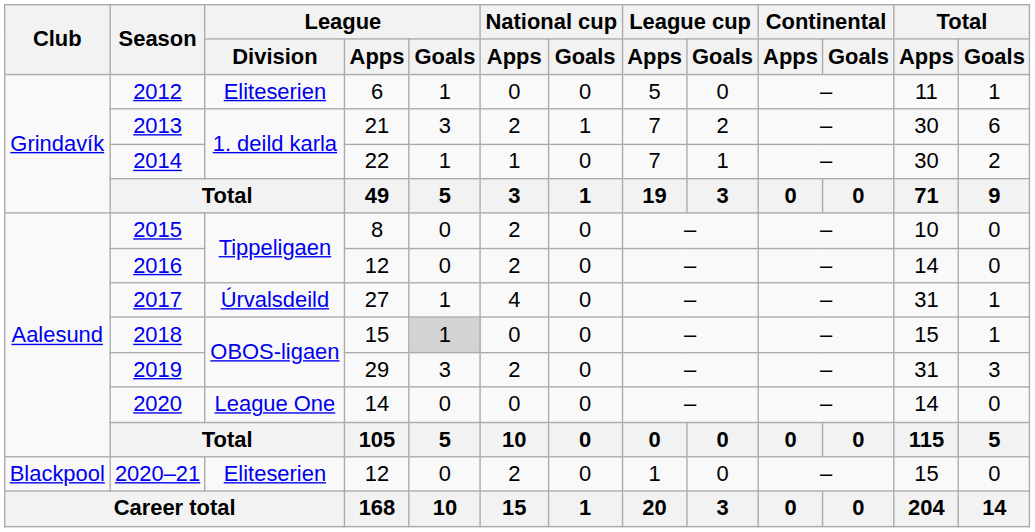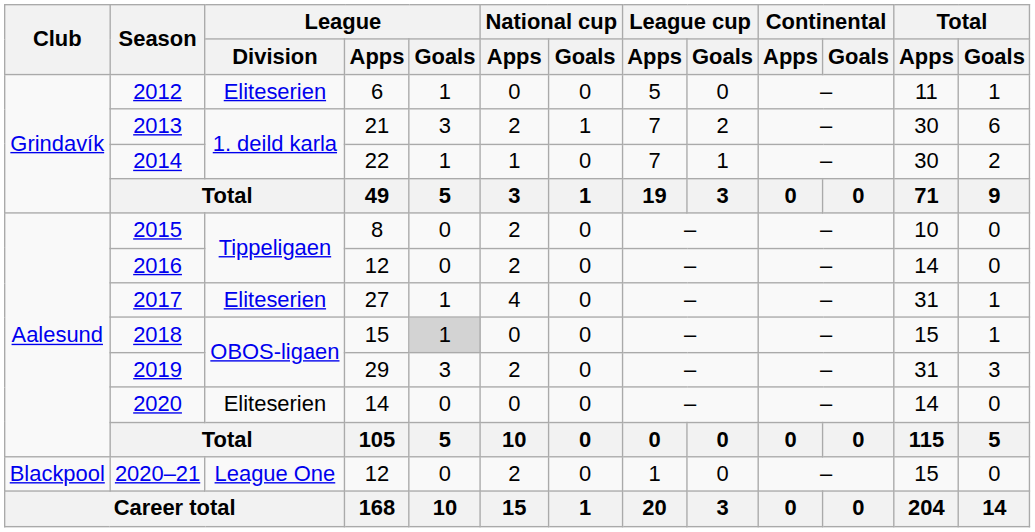(275, 299) Úrvalsdeild -> (275, 299) Eliteserien
(275, 404) League One -> (275, 404) Eliteserien
(275, 473) Eliteserien -> (275, 473) League One
